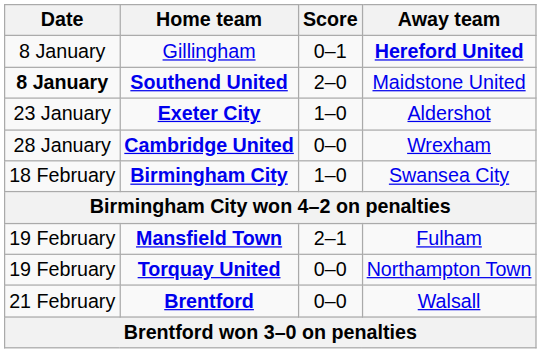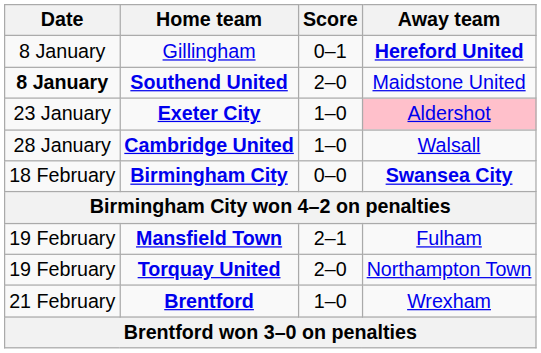(449, 113) no background -> (449, 113) pink background
(330, 144) 0–0 -> (330, 144) 1–0
(449, 144) Wrexham -> (449, 144) Walsall
(330, 176) 1–0 -> (330, 176) 0–0
(449, 176) normal -> (449, 176) bold
(330, 269) 0–0 -> (330, 269) 2–0
(330, 301) 0–0 -> (330, 301) 1–0
(449, 301) Walsall -> (449, 301) Wrexham
